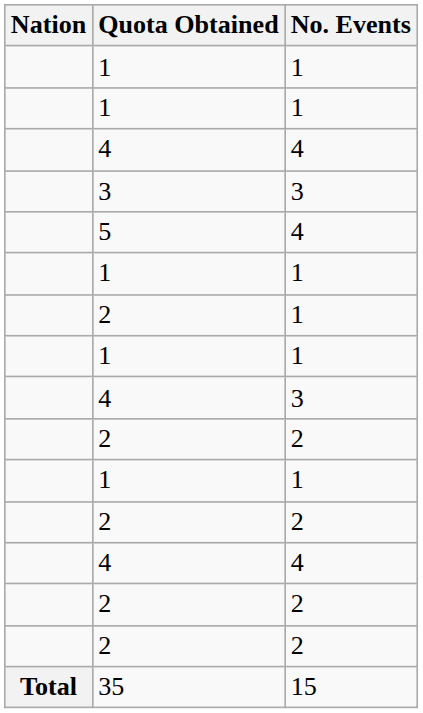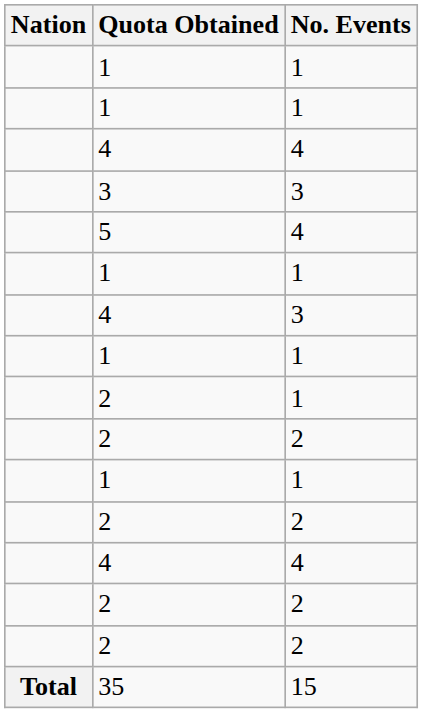rows swapped: (105, 397) <-> (105, 314)
